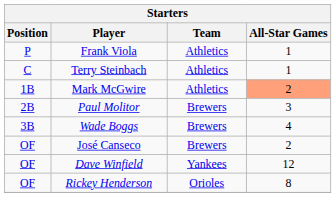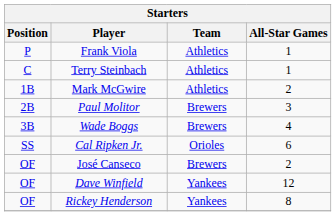(288, 88) lightsalmon background -> (288, 88) no background
+ row: (109, 145)
(207, 182) Orioles -> (207, 201) Yankees
